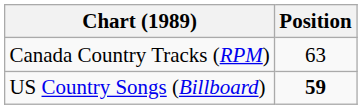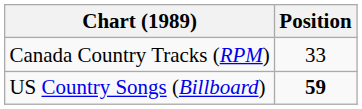(315, 54) 63 -> (315, 54) 33
